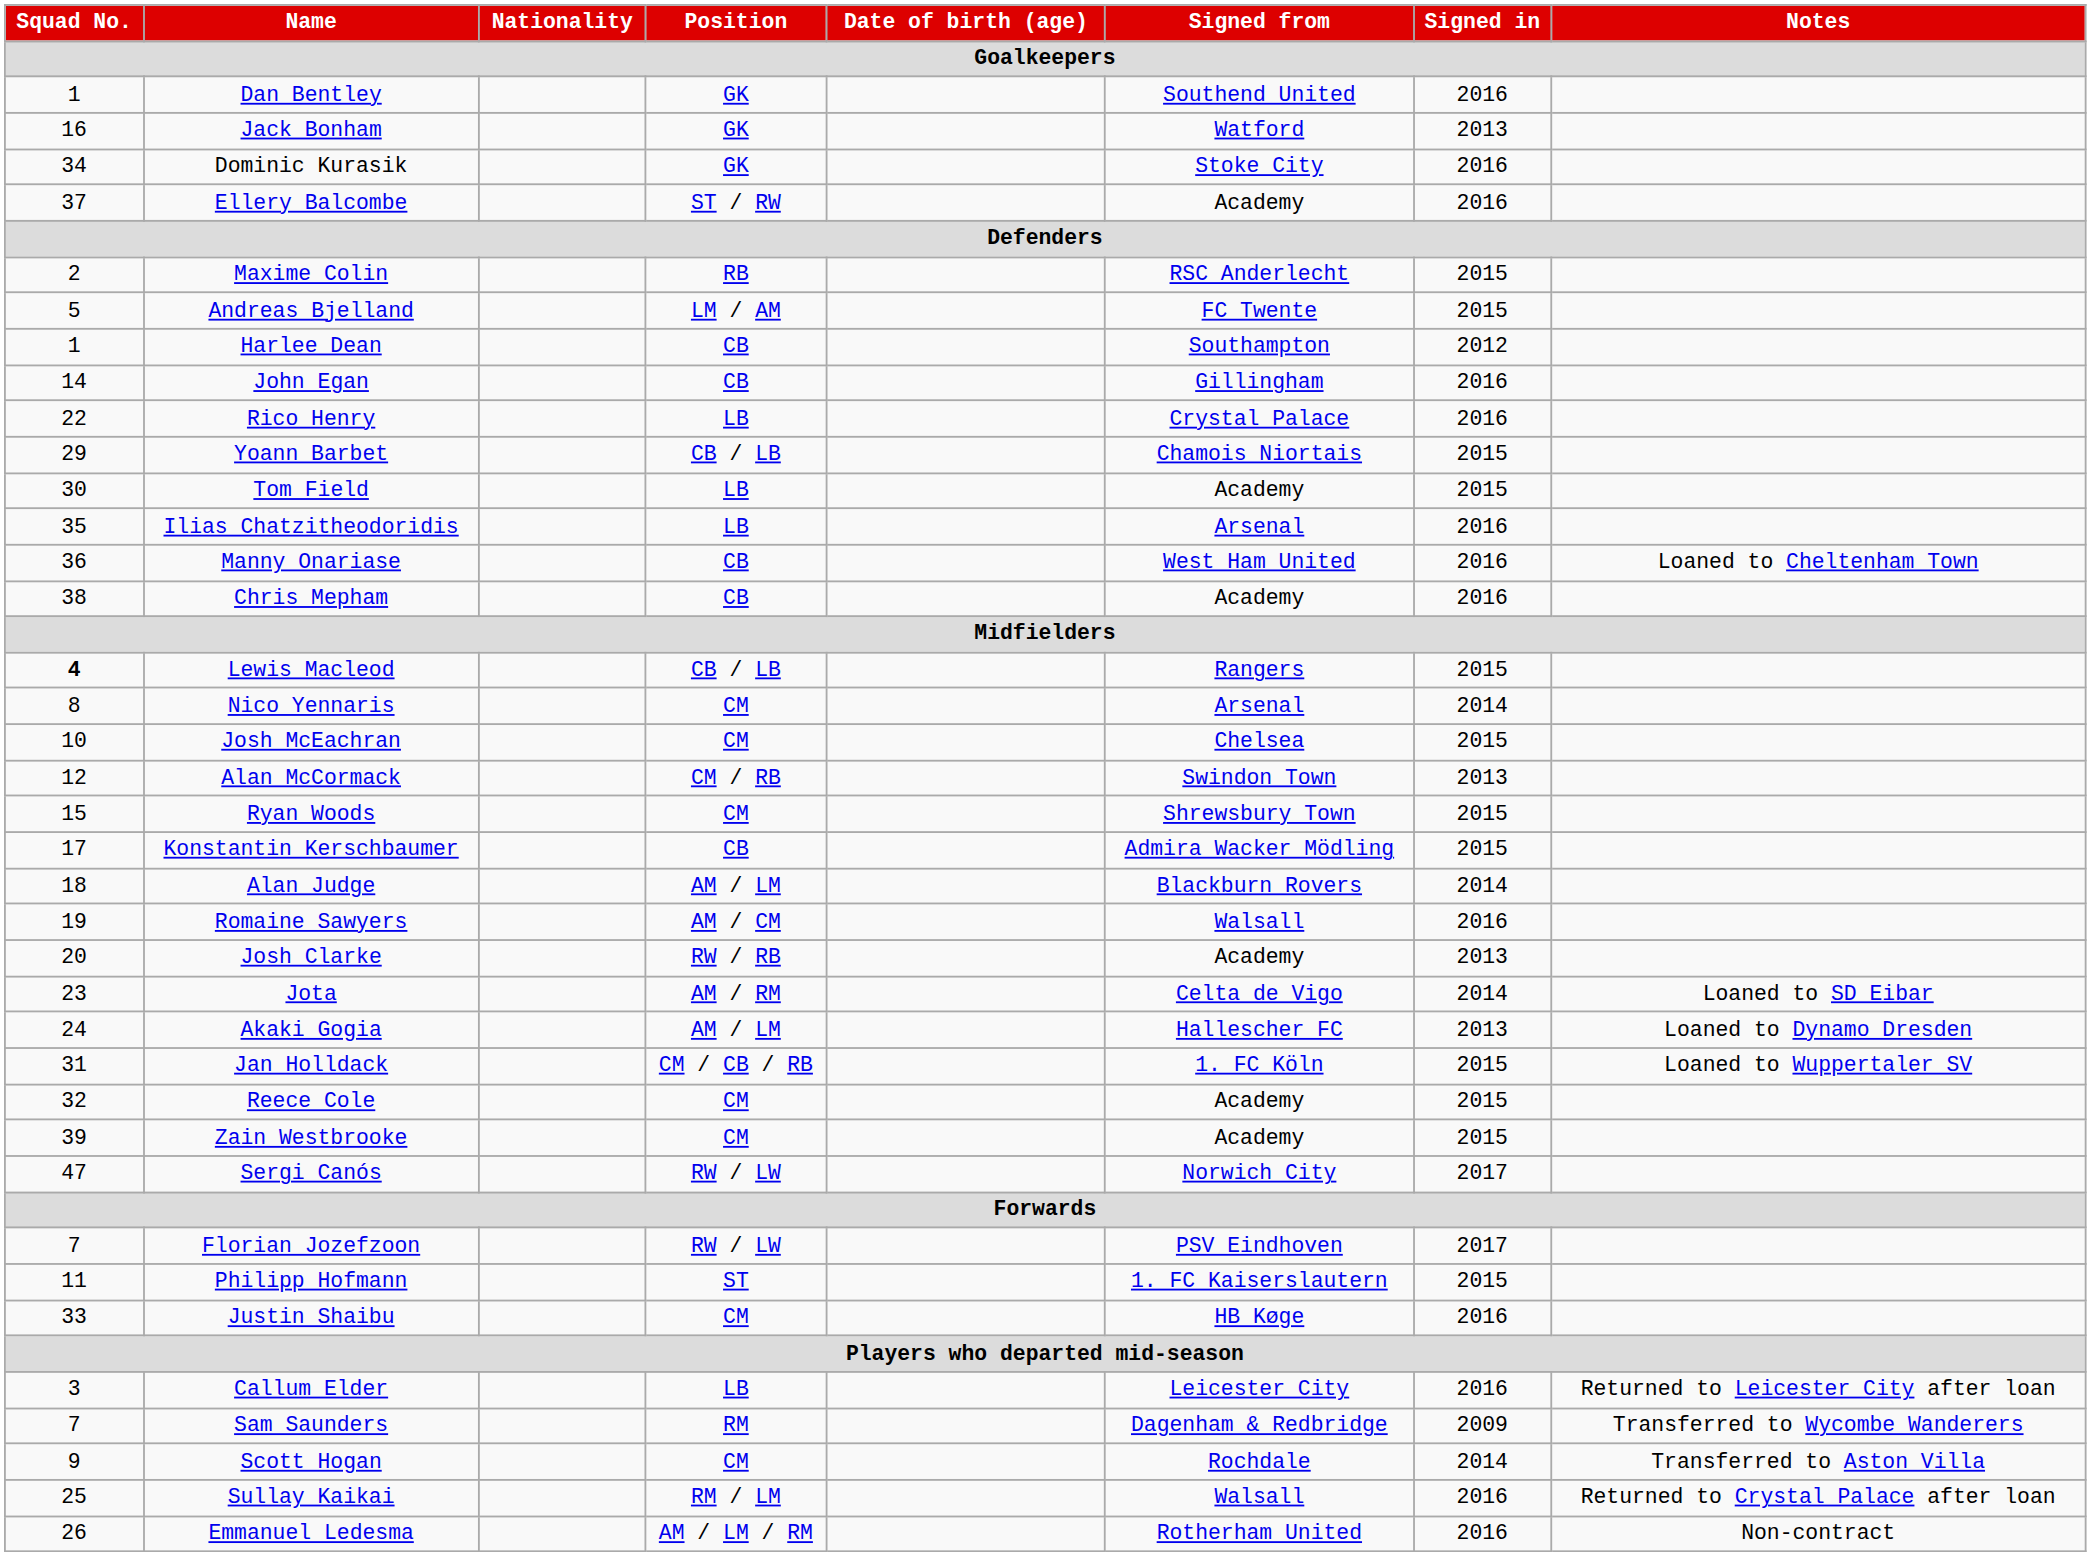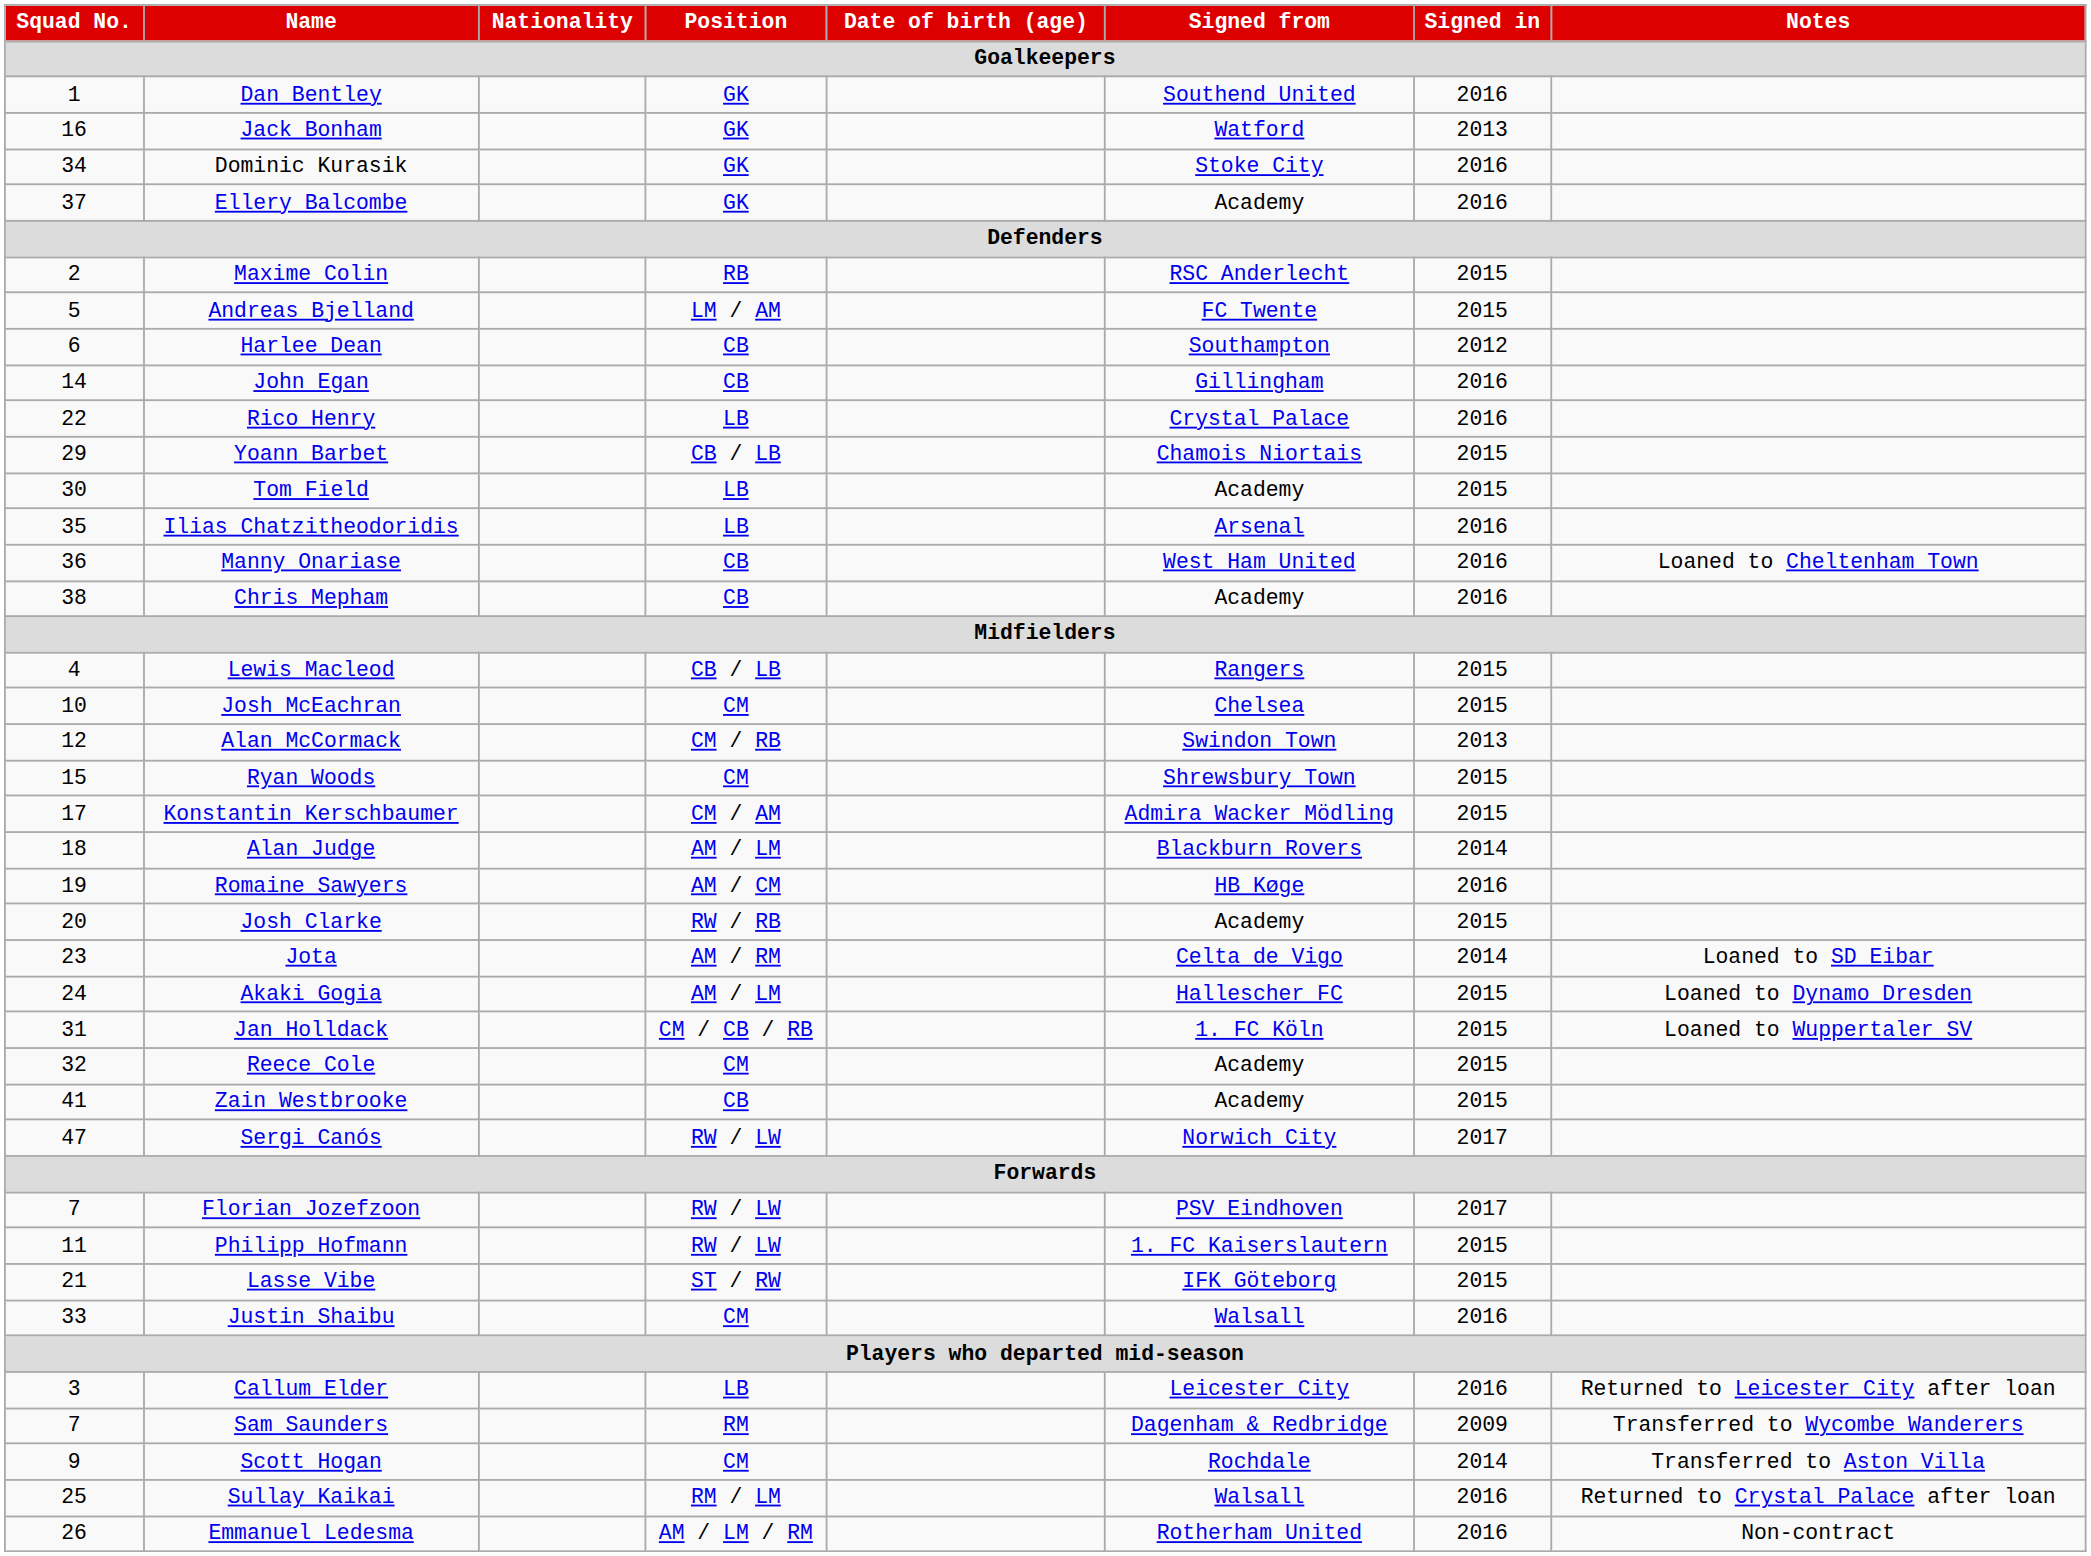(736, 202) ST / RW -> (736, 202) GK
(74, 346) 1 -> (74, 346) 6
(74, 670) bold -> (74, 670) normal
- row: (311, 706)
(736, 850) CB -> (736, 814) CM / AM
(1259, 922) Walsall -> (1259, 886) HB Køge
(1482, 958) 2013 -> (1482, 922) 2015
(1482, 1030) 2013 -> (1482, 994) 2015
(74, 1138) 39 -> (74, 1102) 41
(736, 1138) CM -> (736, 1102) CB
(736, 1282) ST -> (736, 1246) RW / LW
+ row: (311, 1282)
(1259, 1318) HB Køge -> (1259, 1318) Walsall
